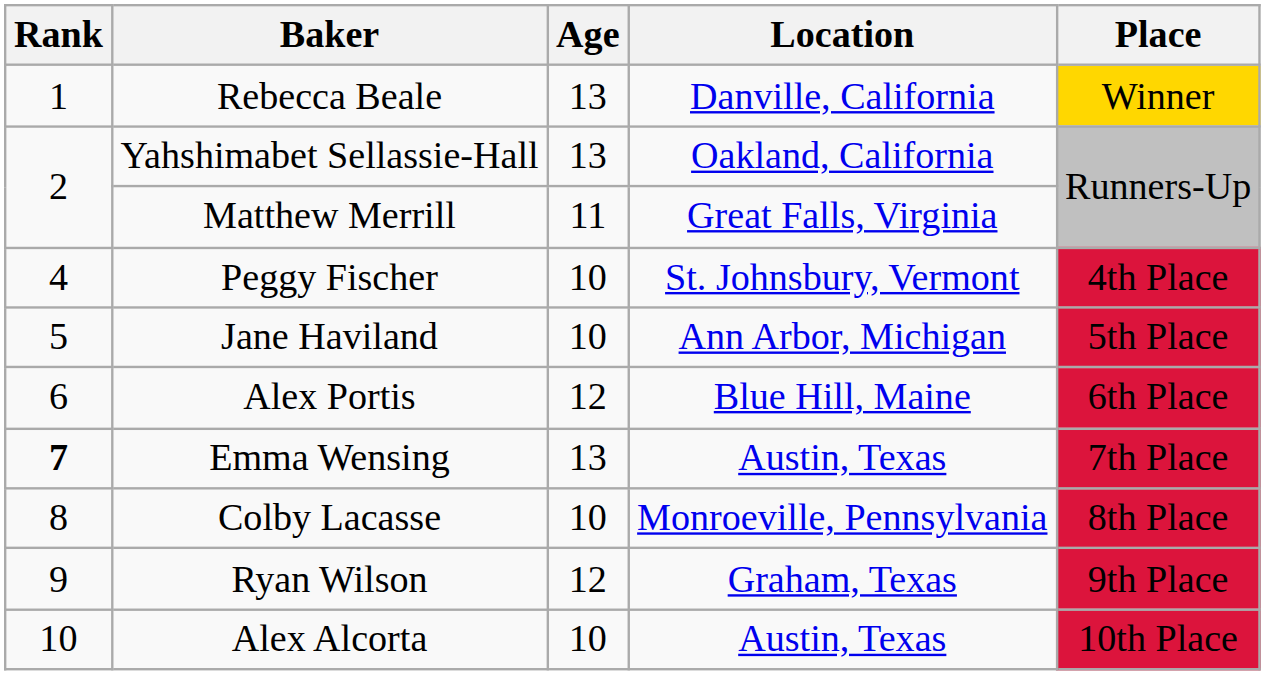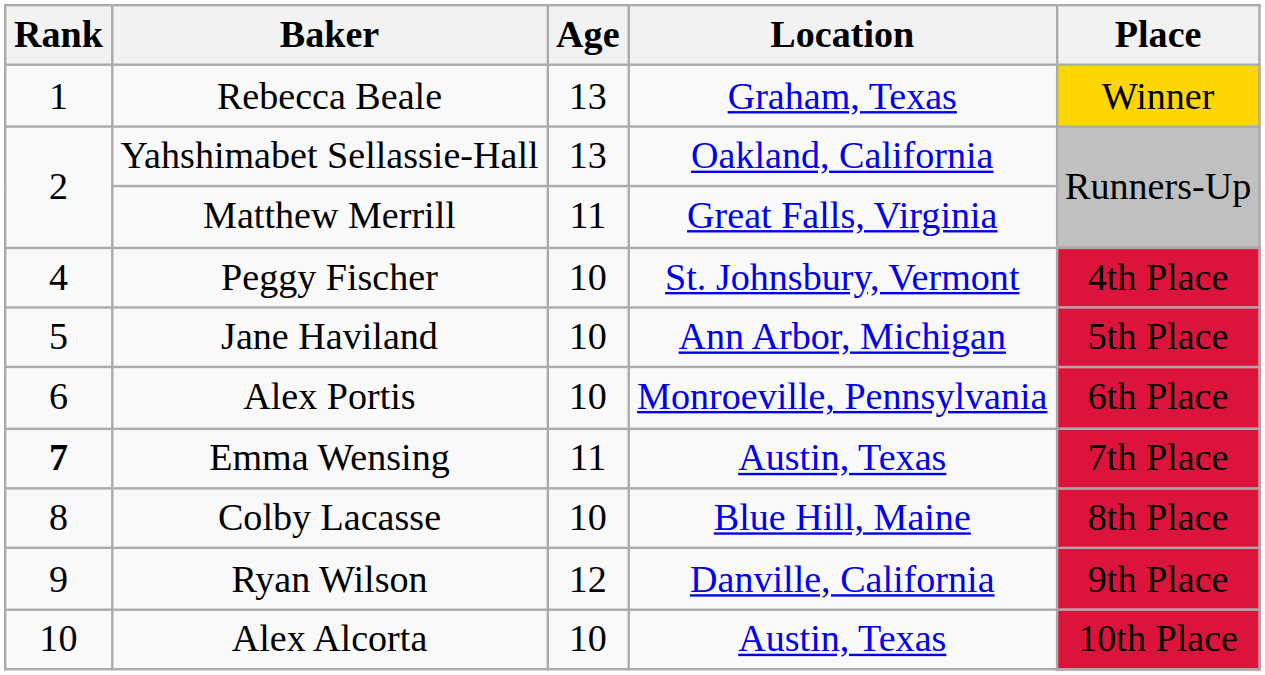(842, 95) Danville, California -> (842, 95) Graham, Texas
(588, 397) 12 -> (588, 397) 10
(842, 397) Blue Hill, Maine -> (842, 397) Monroeville, Pennsylvania
(588, 457) 13 -> (588, 457) 11
(842, 517) Monroeville, Pennsylvania -> (842, 517) Blue Hill, Maine
(842, 578) Graham, Texas -> (842, 578) Danville, California
